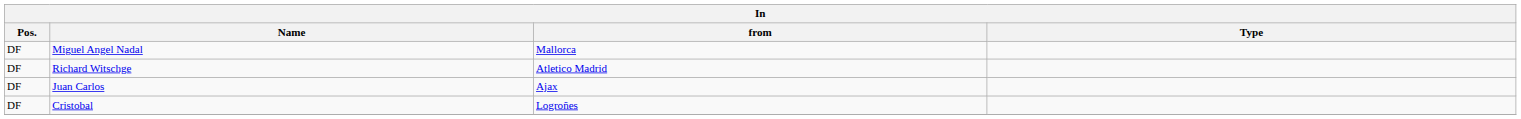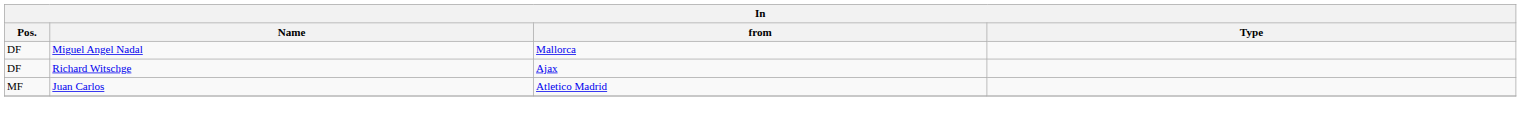(572, 68) Atletico Madrid -> (547, 68) Ajax
(14, 87) DF -> (15, 87) MF
(547, 87) Ajax -> (572, 87) Atletico Madrid
- row: (73, 105)
